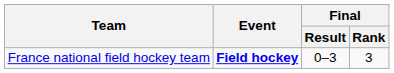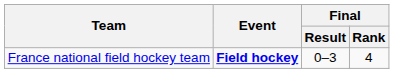(369, 58) 3 -> (369, 58) 4
